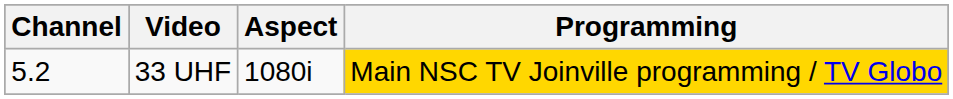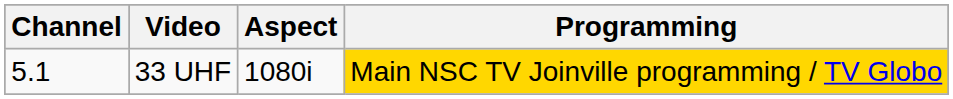(31, 71) 5.2 -> (31, 71) 5.1
